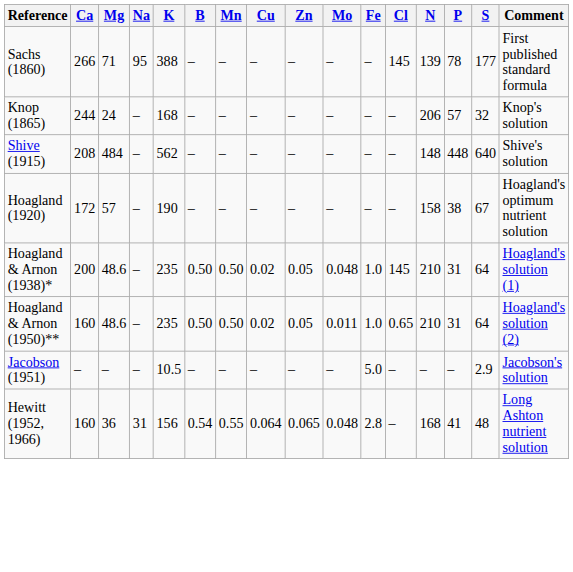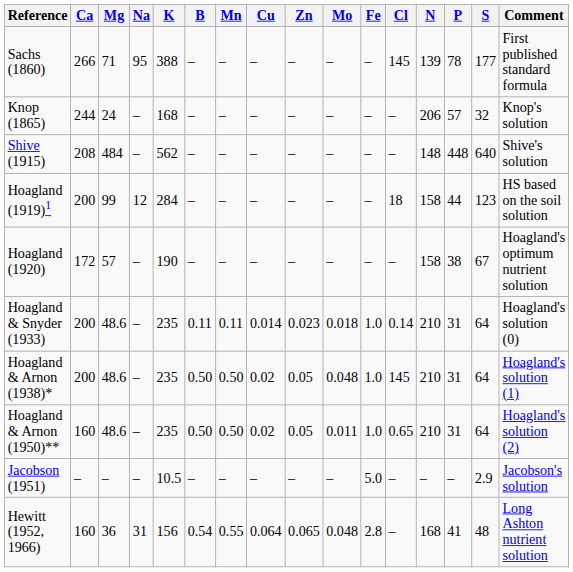+ row: (35, 200)
+ row: (35, 323)
